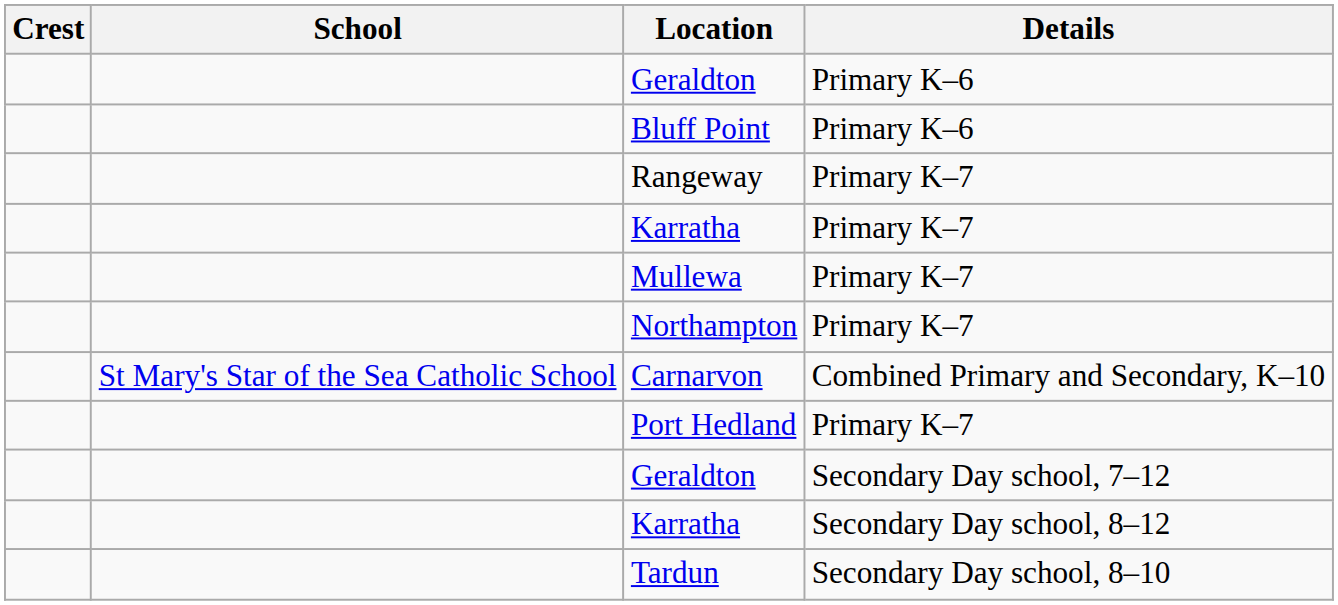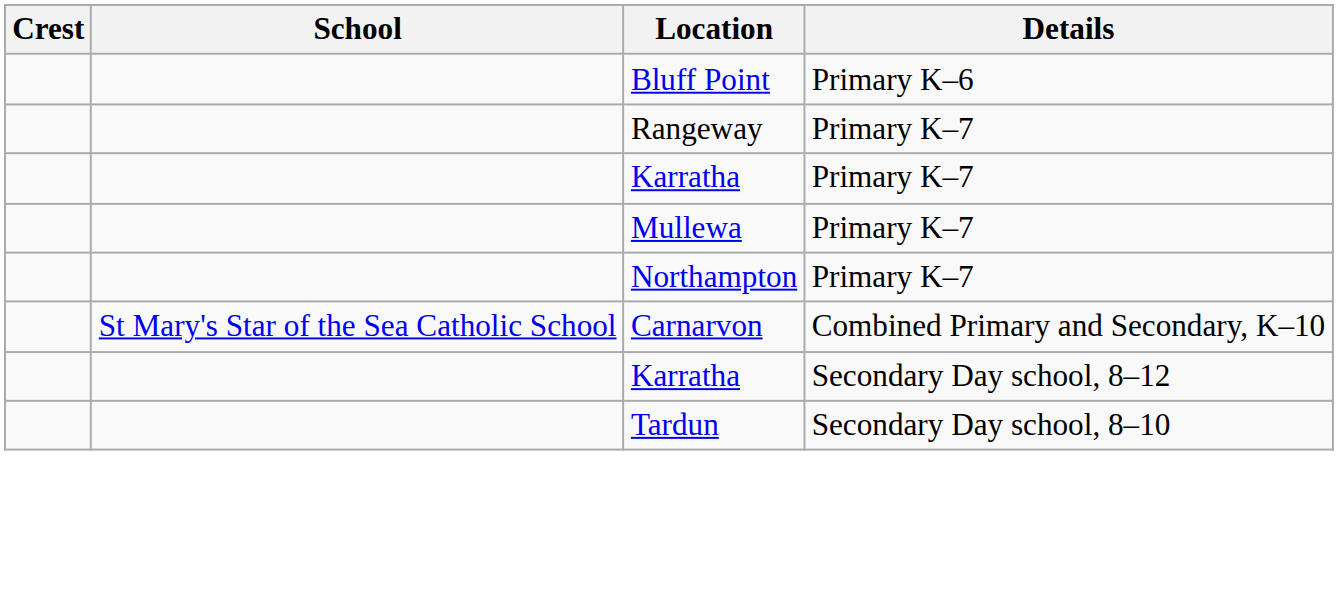- row: (693, 78)
- row: (714, 425)
- row: (693, 474)
